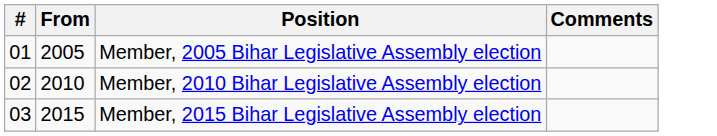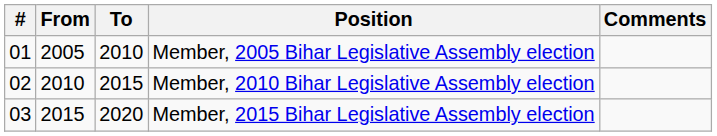+ column: (121, 20)
